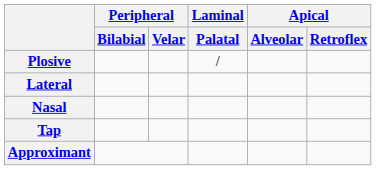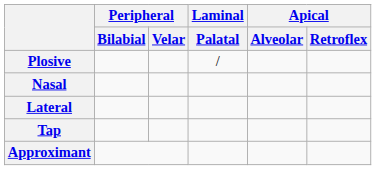rows swapped: (49, 107) <-> (49, 84)
